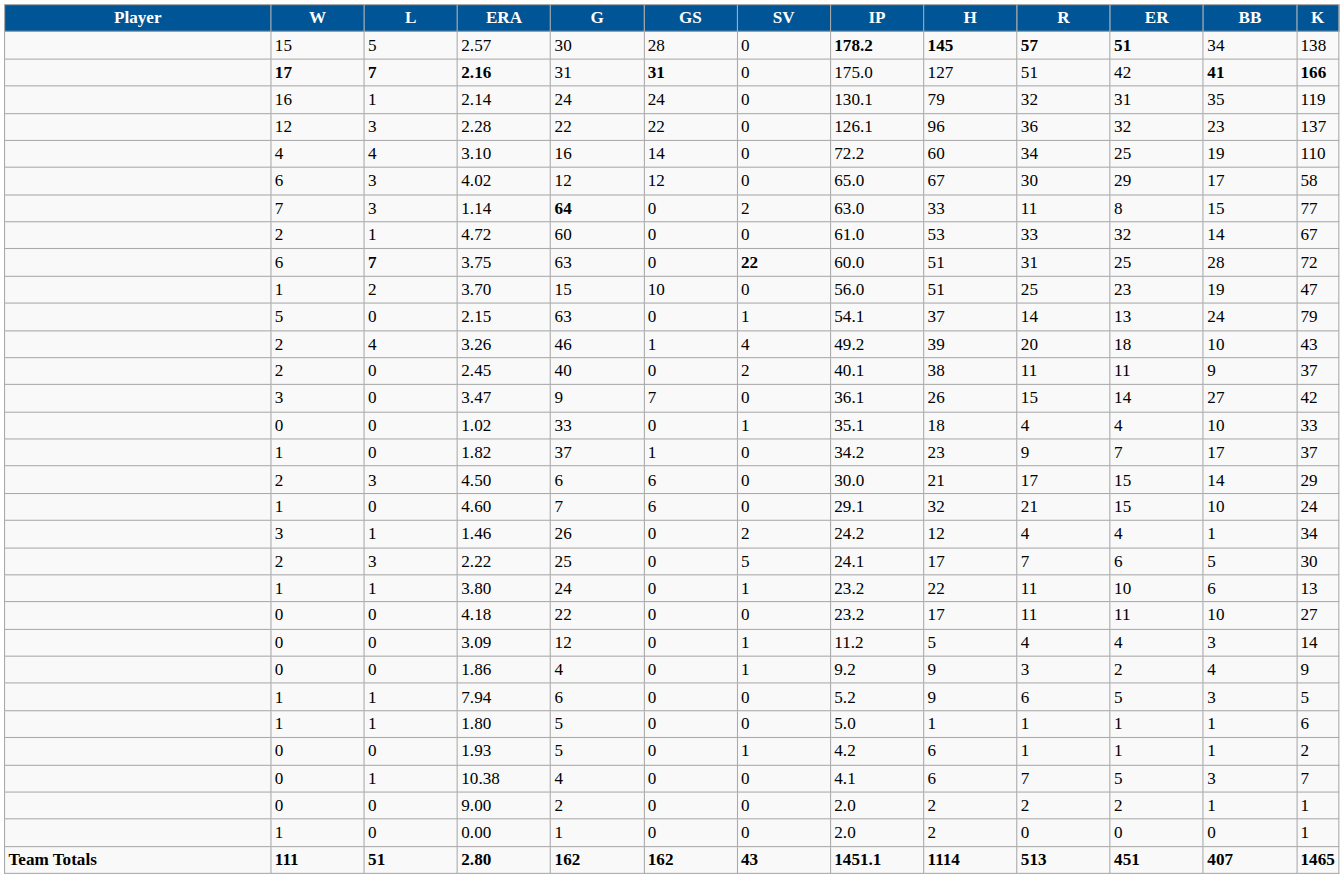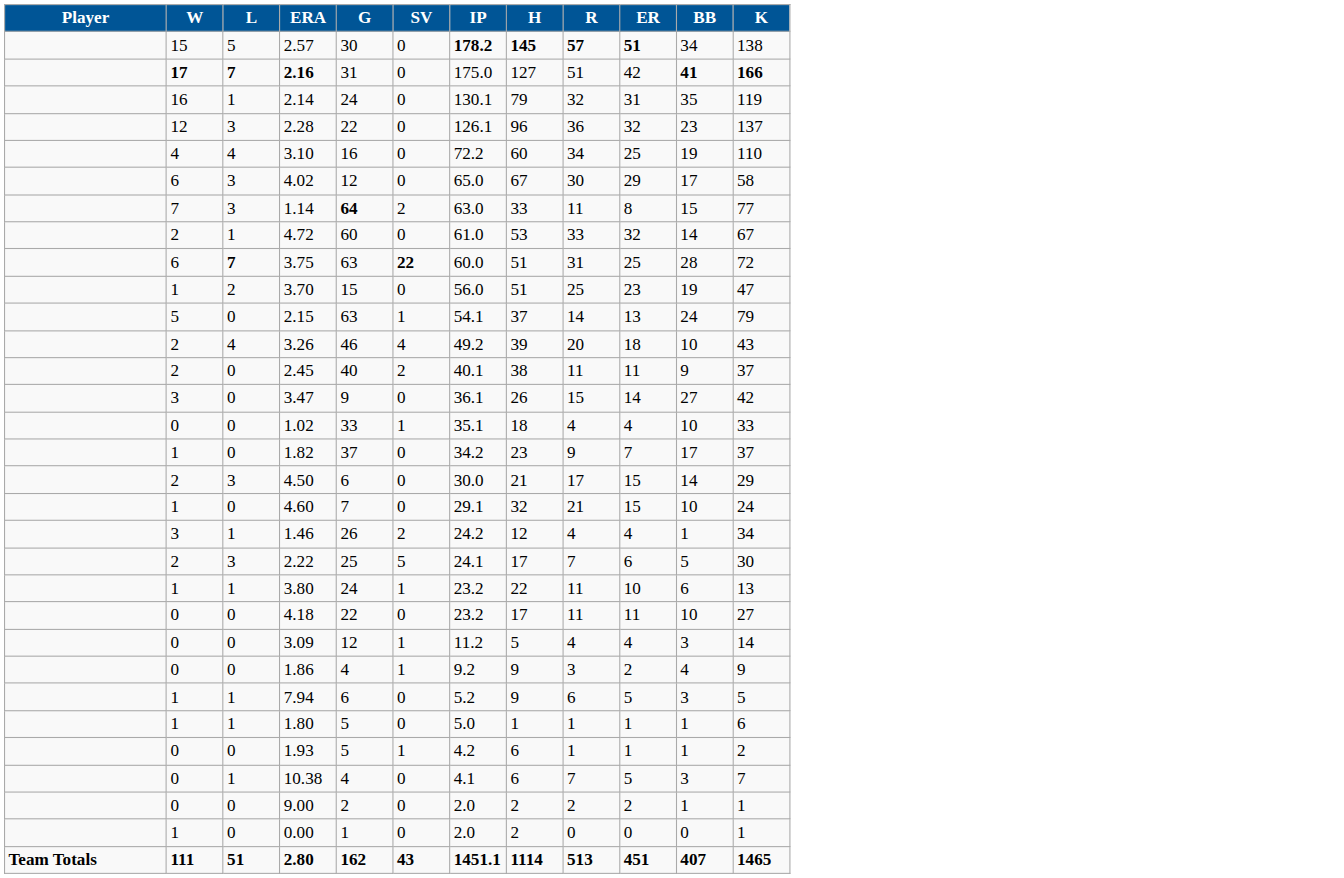- column: (690, 18)
